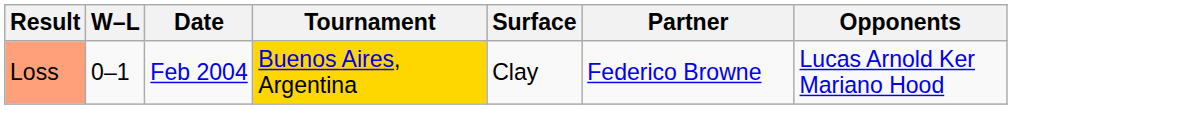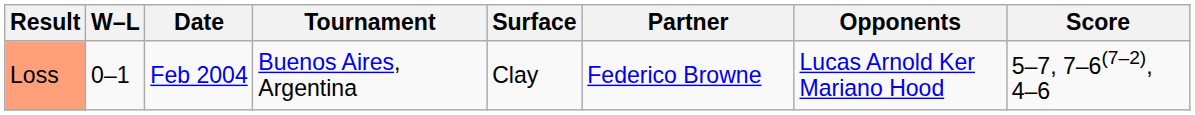+ column: (1098, 22)
(329, 72) gold background -> (329, 75) no background
